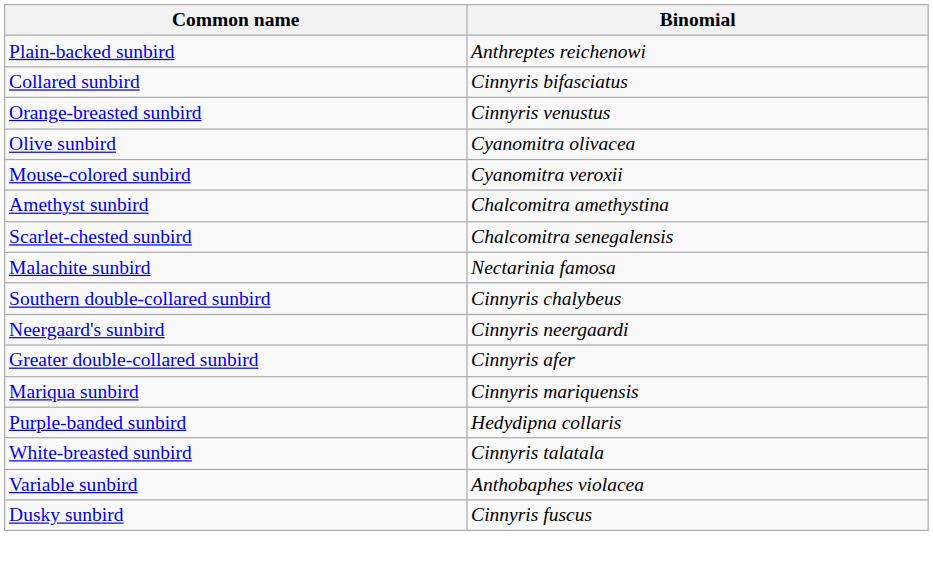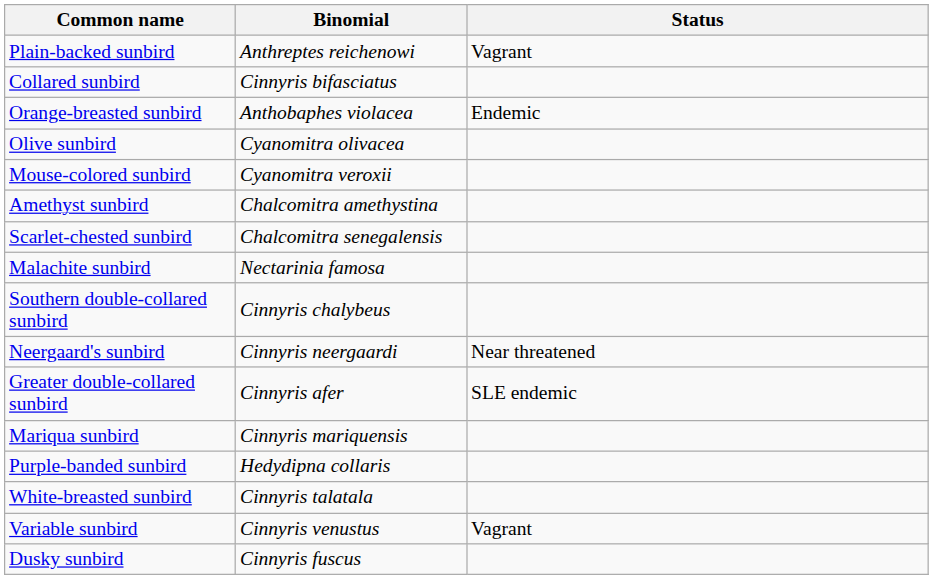+ column: (698, 19)
(541, 112) Cinnyris venustus -> (327, 112) Anthobaphes violacea
(558, 484) Anthobaphes violacea -> (310, 528) Cinnyris venustus
